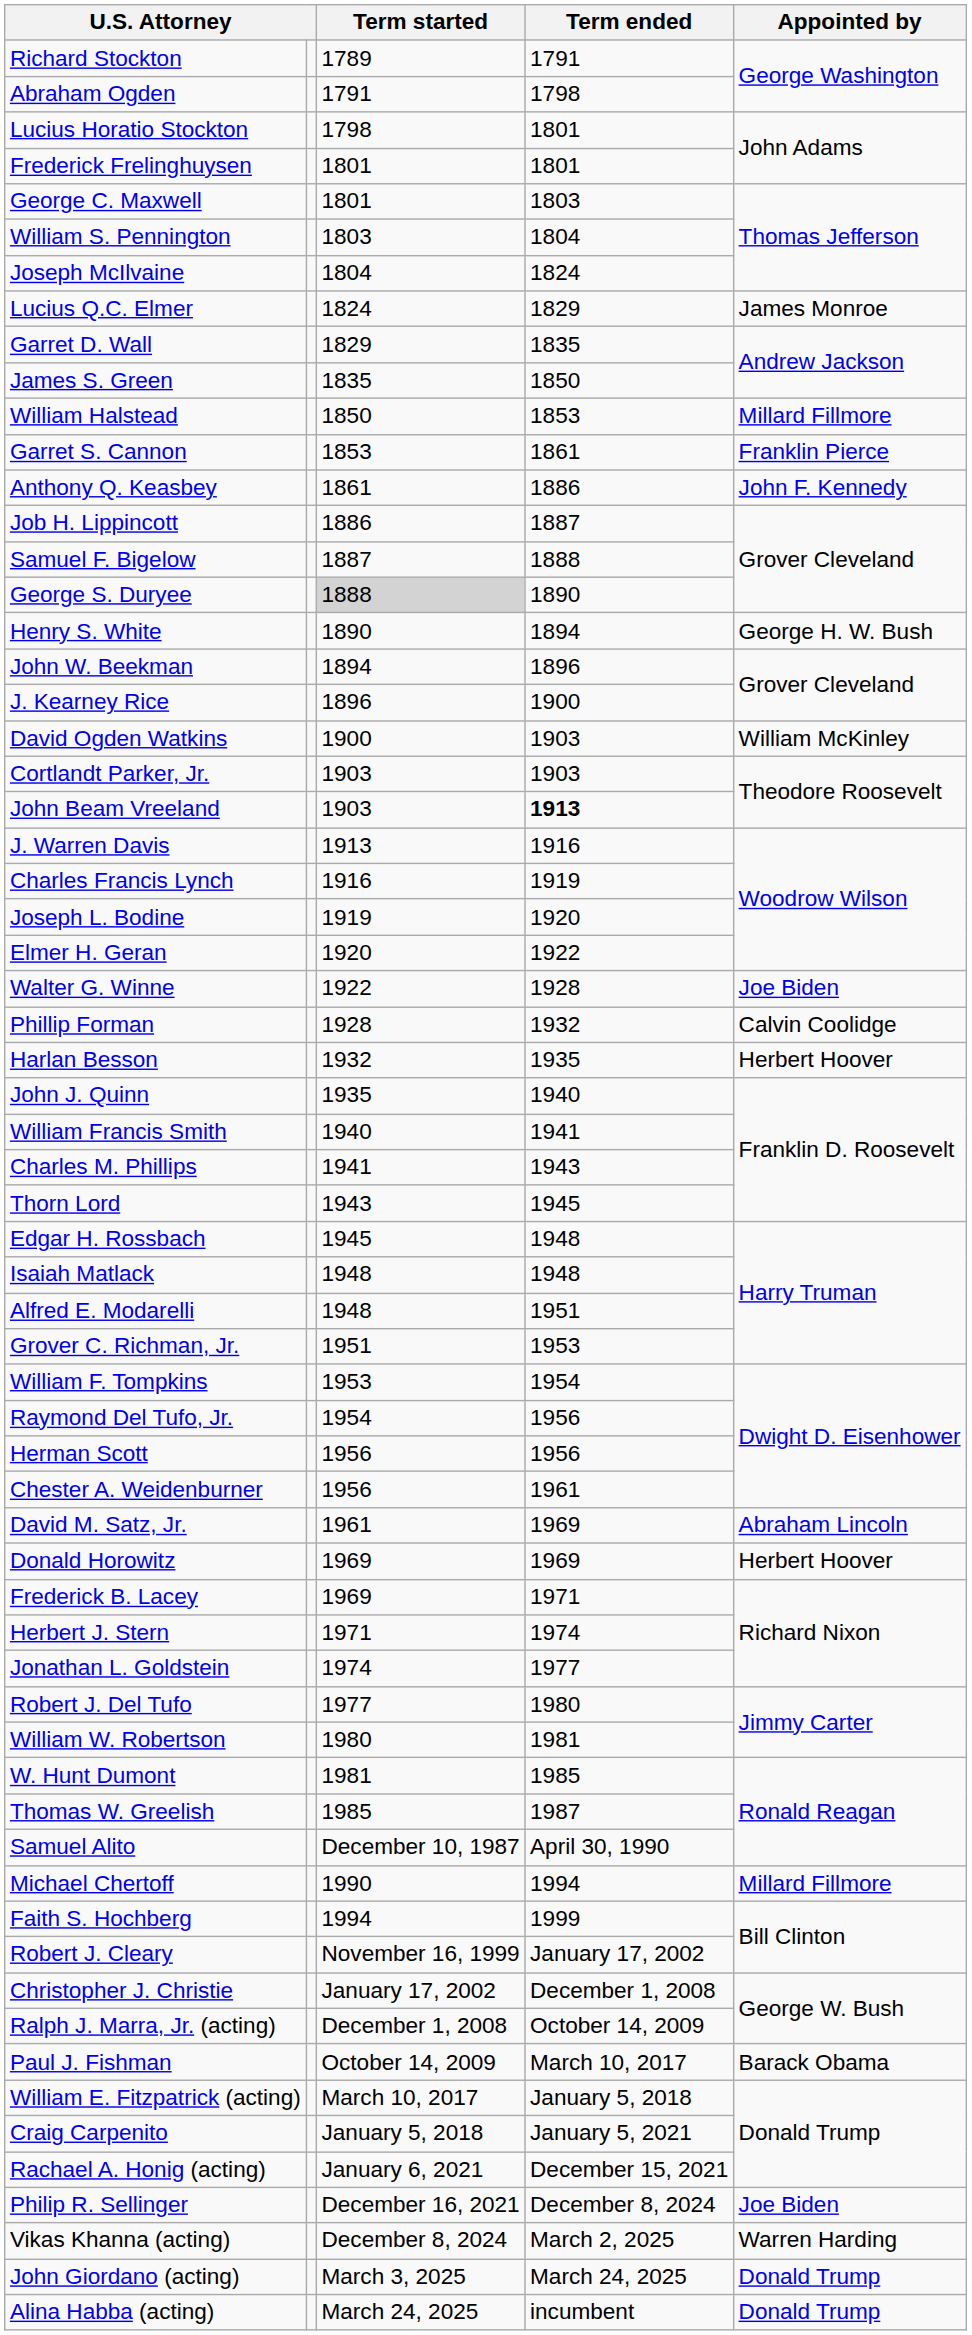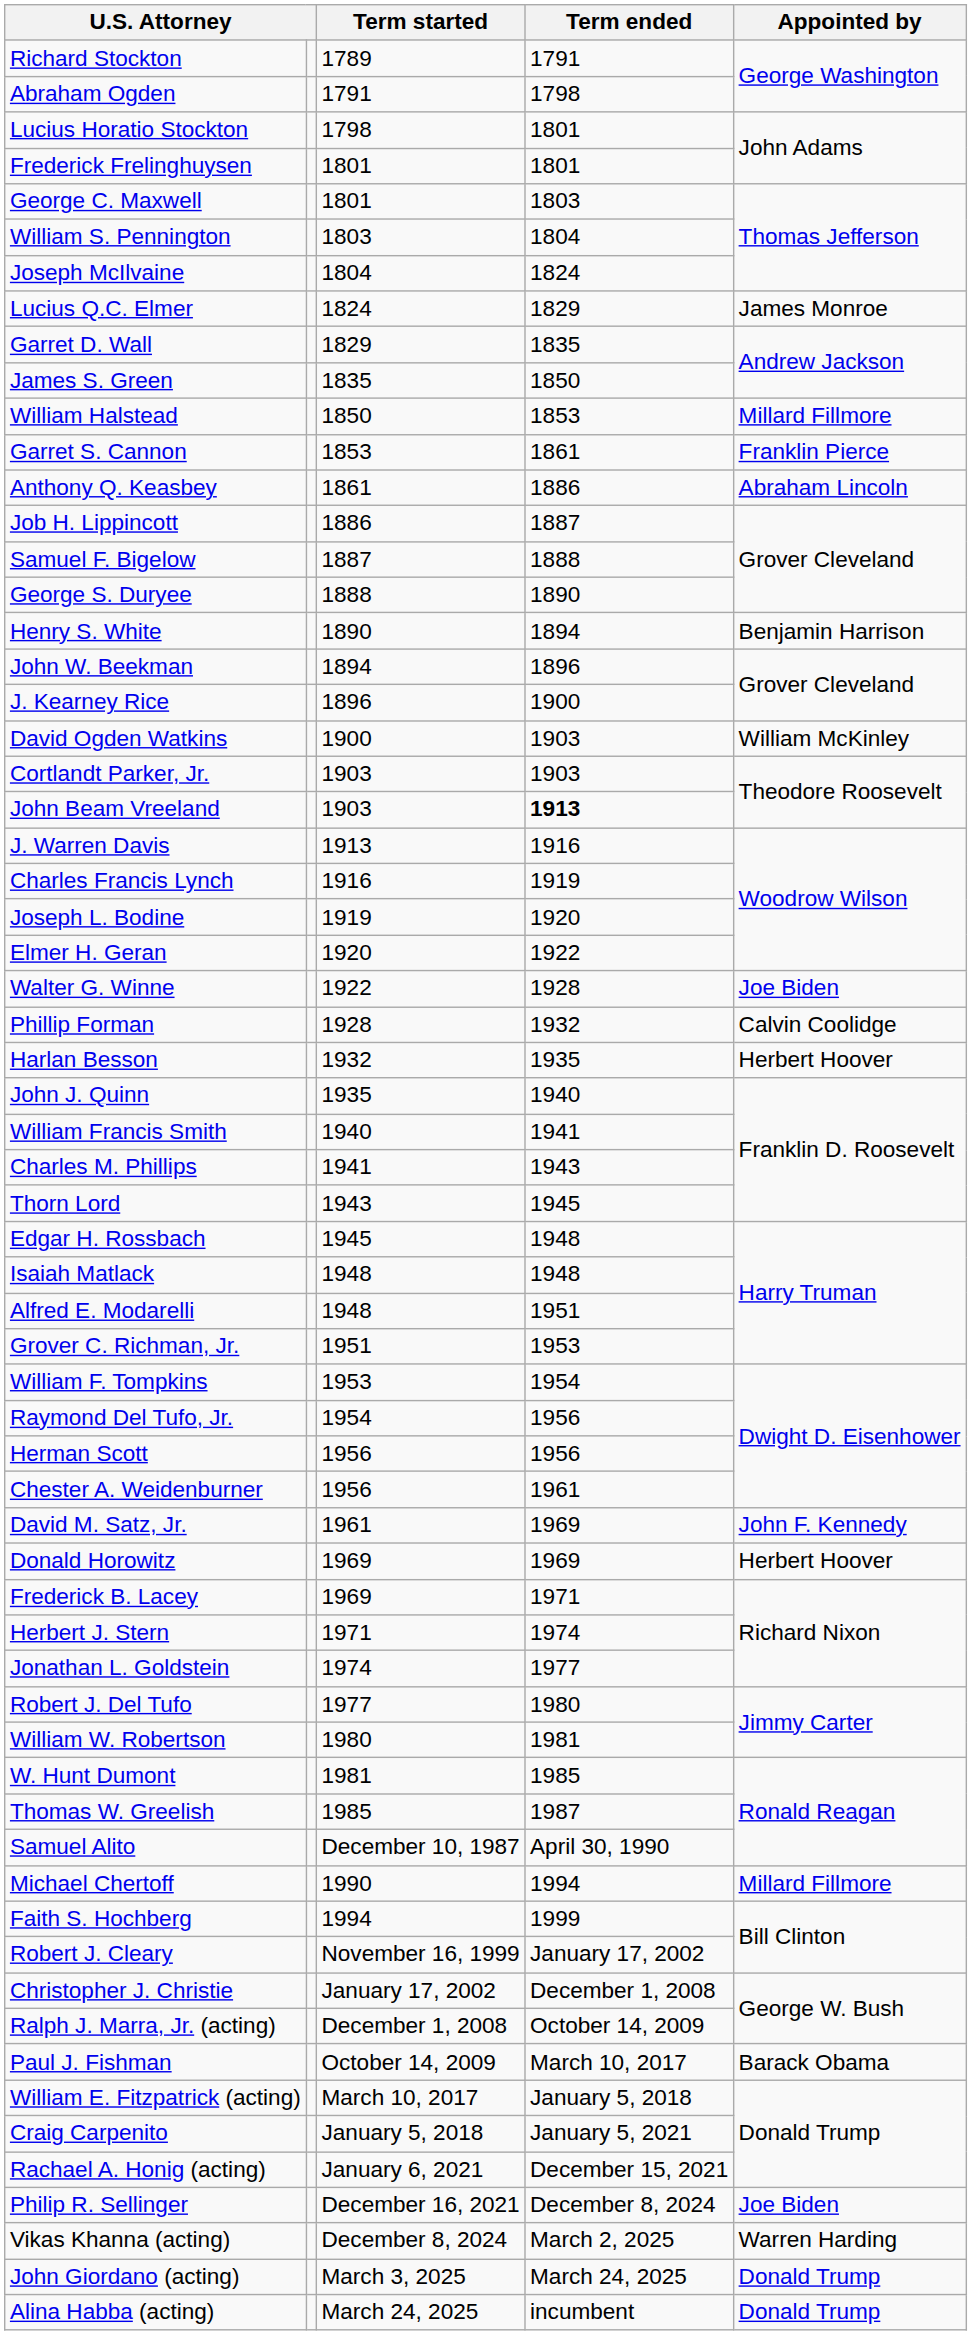(823, 487) John F. Kennedy -> (823, 487) Abraham Lincoln
(347, 594) lightgrey background -> (347, 594) no background
(836, 630) George H. W. Bush -> (831, 630) Benjamin Harrison
(823, 1525) Abraham Lincoln -> (823, 1525) John F. Kennedy
